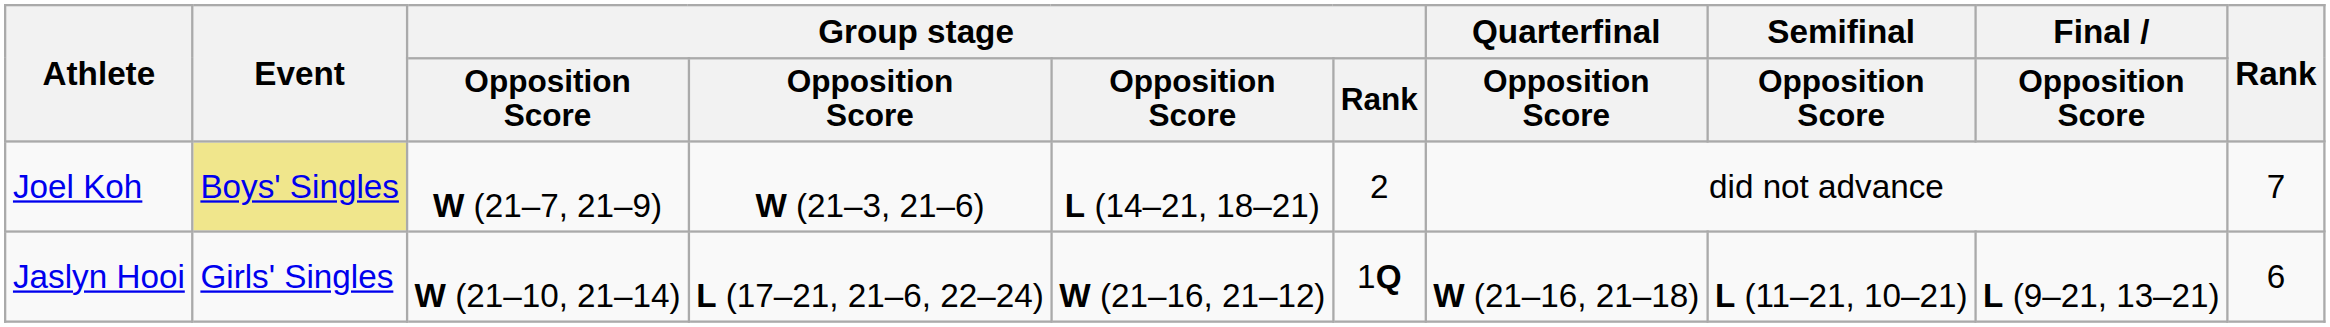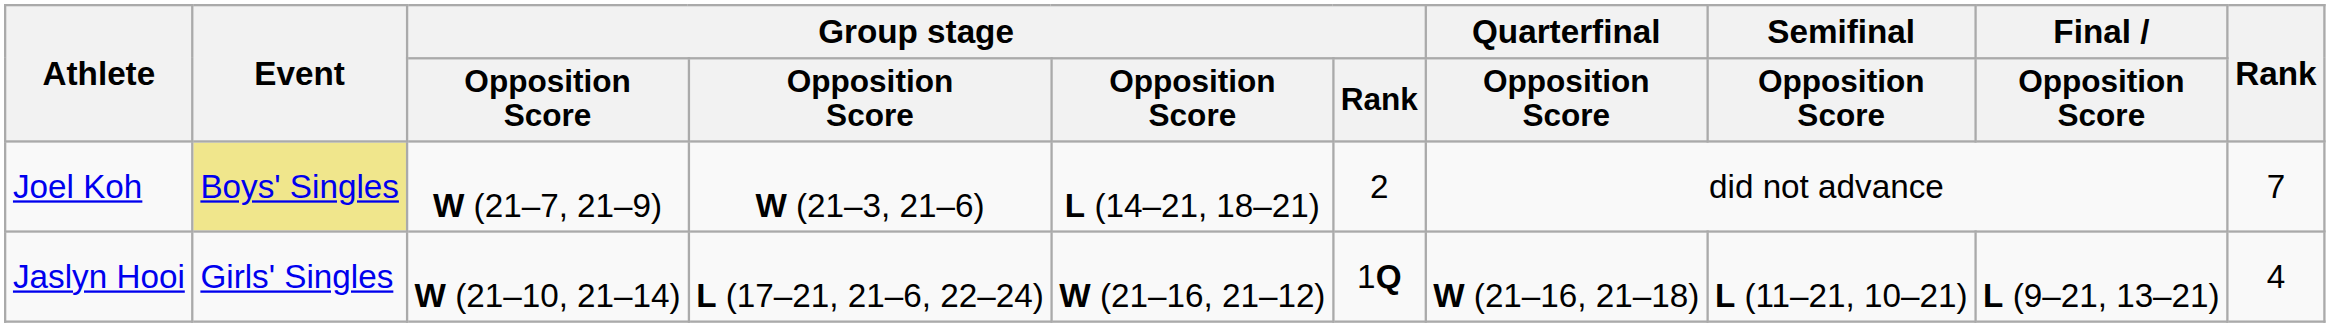(2276, 277) 6 -> (2276, 277) 4
